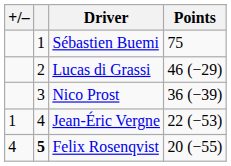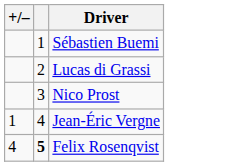- column: (195, 17)
